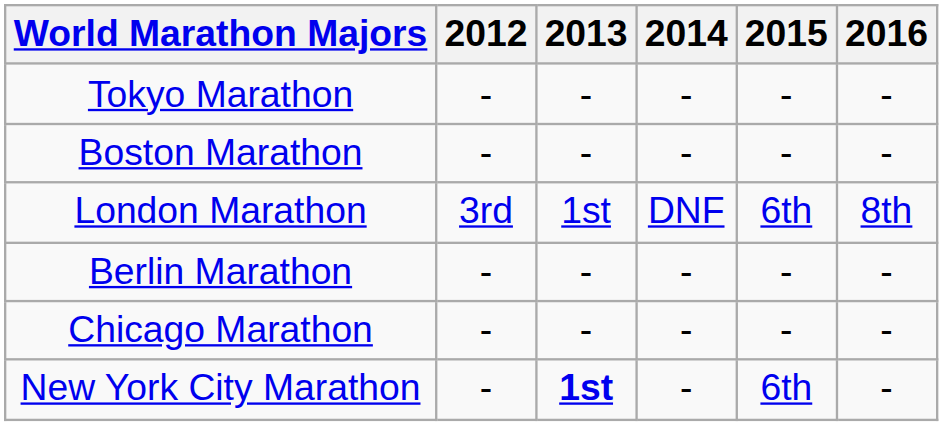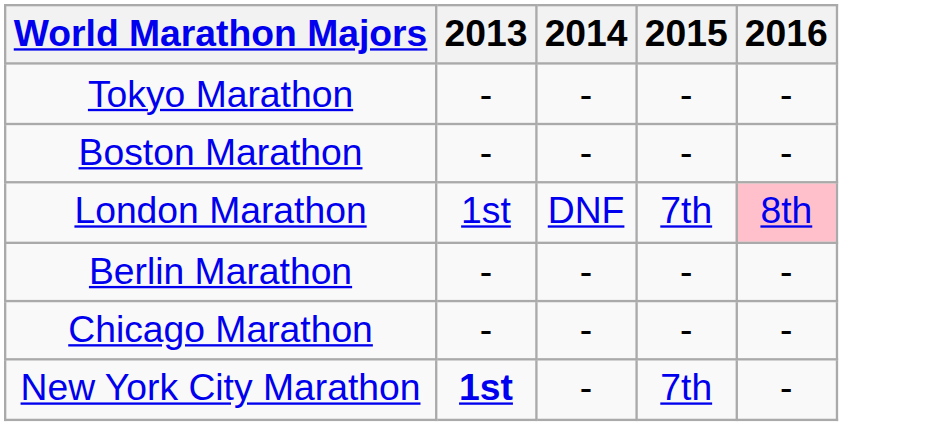- column: (486, 34)
(786, 211) 6th -> (686, 211) 7th
(886, 211) no background -> (786, 211) pink background
(786, 388) 6th -> (686, 388) 7th
